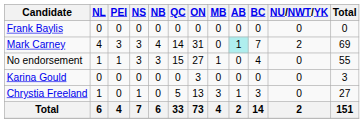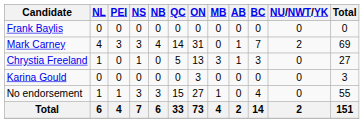(238, 45) paleturquoise background -> (238, 45) no background
rows swapped: (47, 93) <-> (45, 61)
